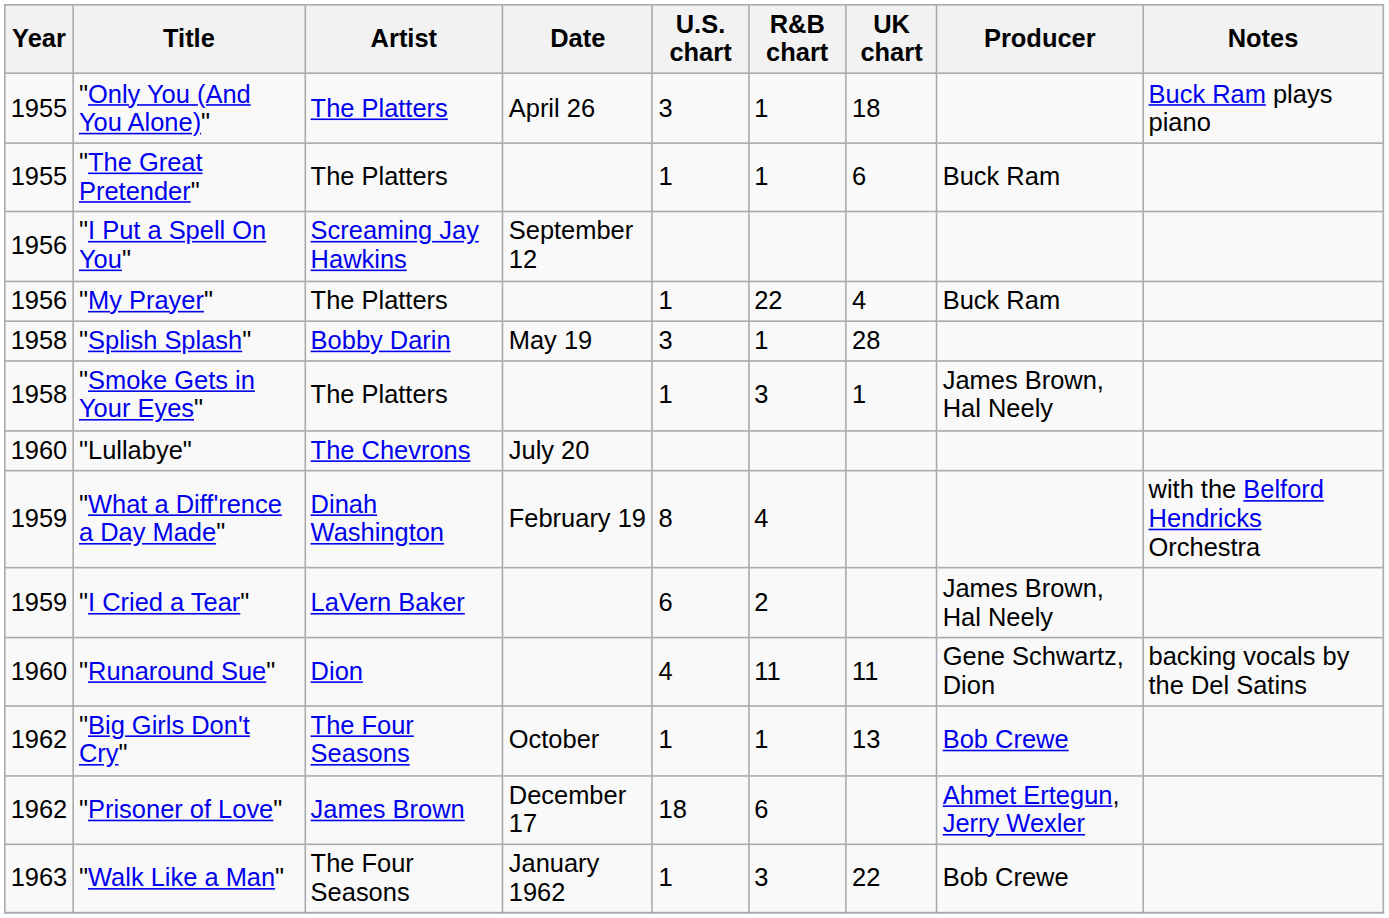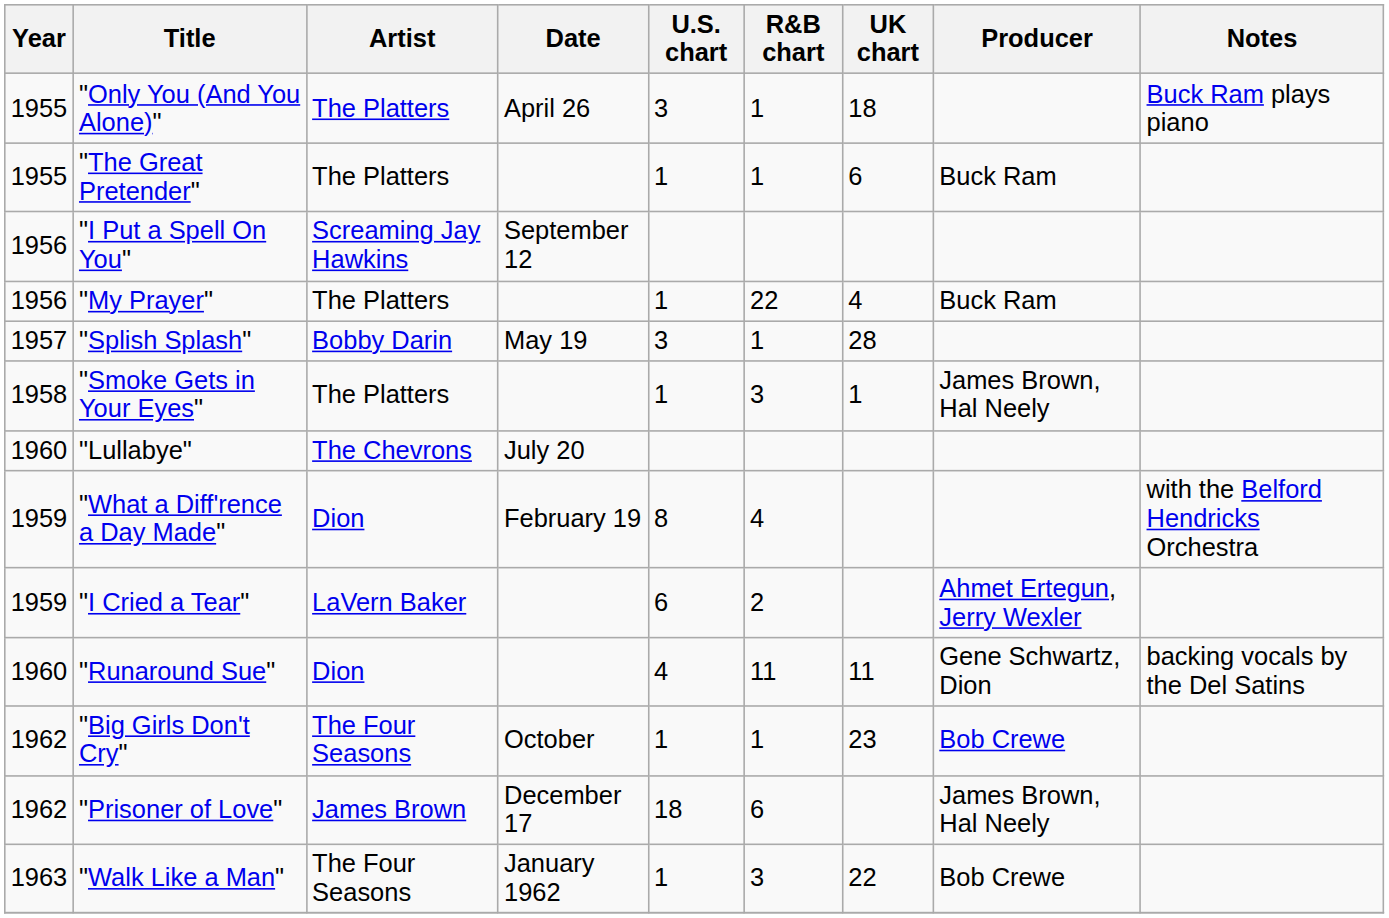(39, 340) 1958 -> (39, 340) 1957
(377, 519) Dinah Washington -> (338, 519) Dion
(1023, 602) James Brown, Hal Neely -> (1028, 602) Ahmet Ertegun, Jerry Wexler
(866, 740) 13 -> (862, 740) 23
(1031, 809) Ahmet Ertegun, Jerry Wexler -> (1020, 809) James Brown, Hal Neely
